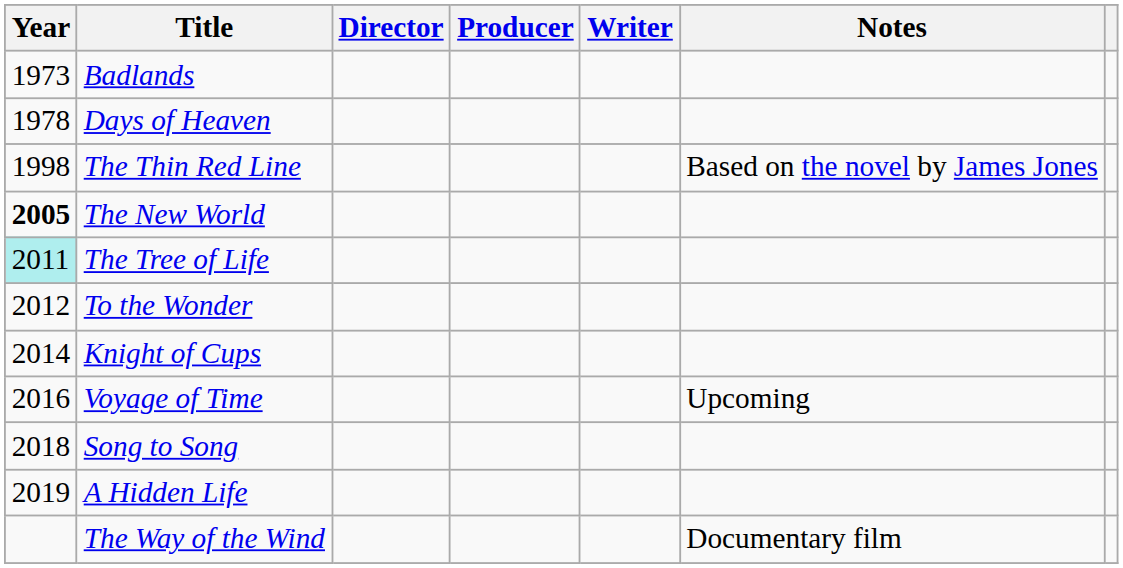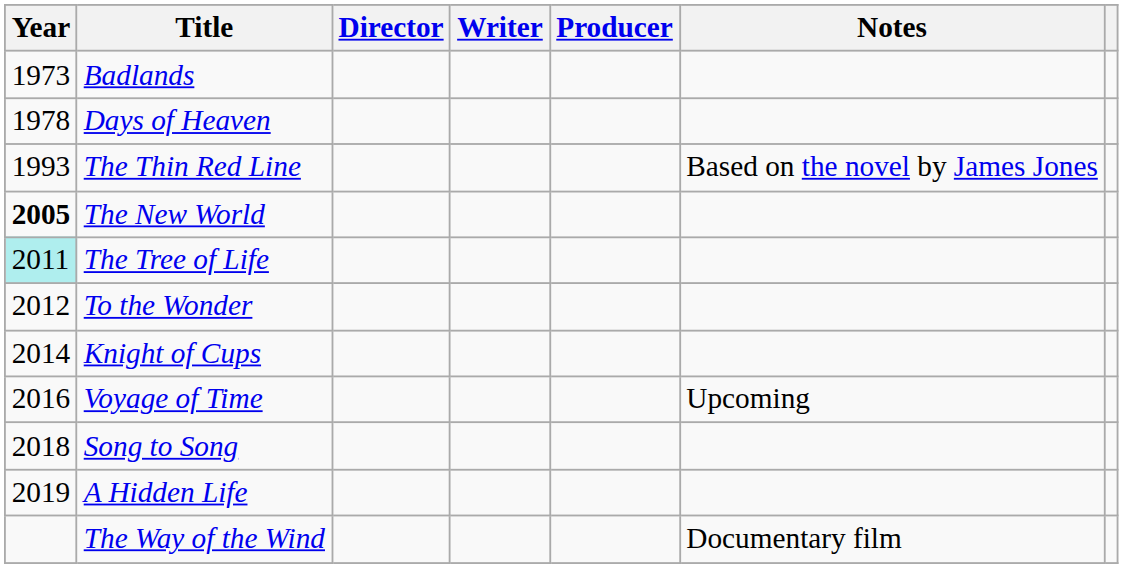columns swapped: (630, 27) <-> (515, 27)
(41, 167) 1998 -> (41, 167) 1993
